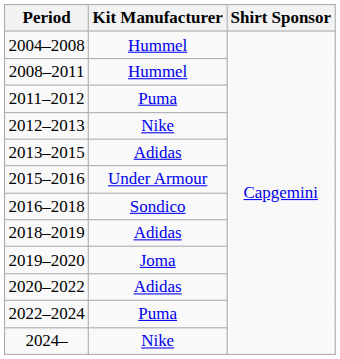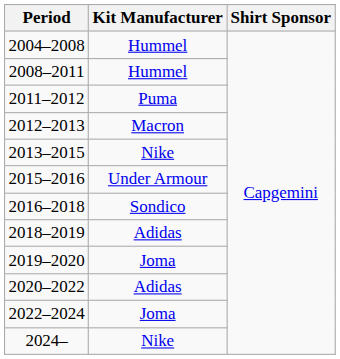(158, 125) Nike -> (158, 125) Macron
(158, 152) Adidas -> (158, 152) Nike
(158, 313) Puma -> (158, 313) Joma
